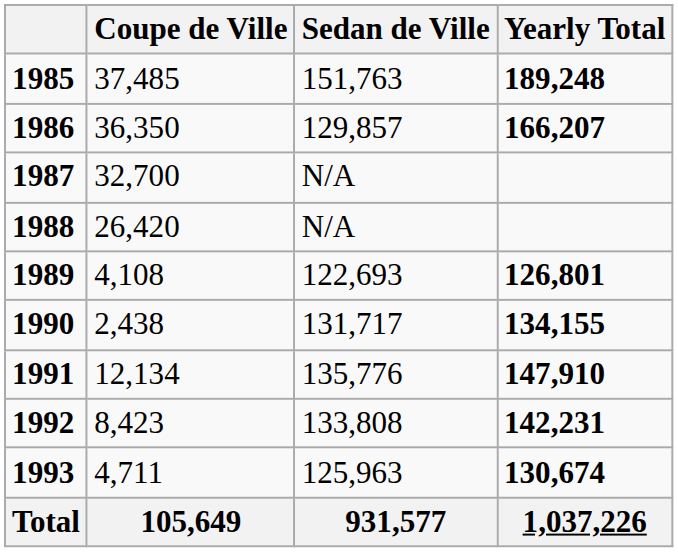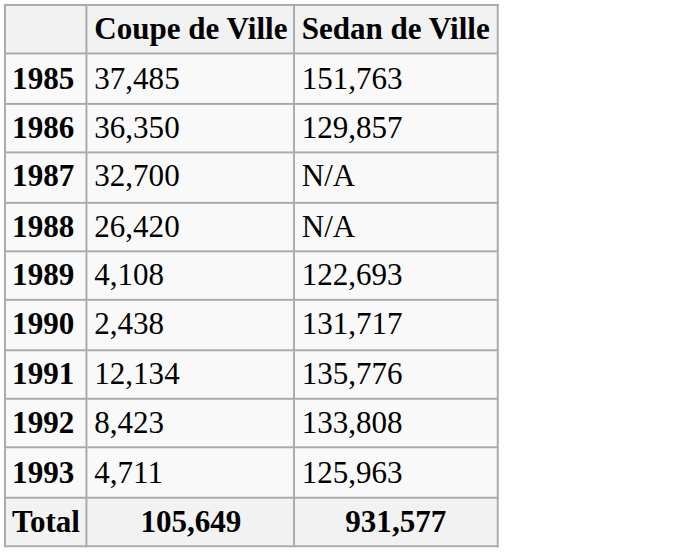- column: (585, 29)
